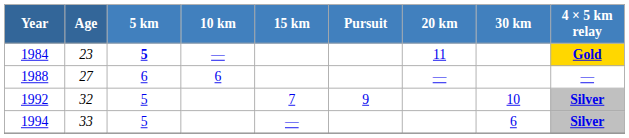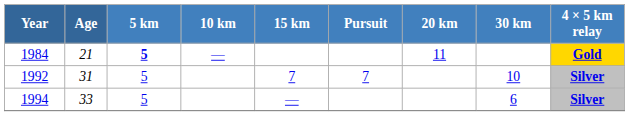(86, 54) 23 -> (86, 54) 21
- row: (35, 77)
(86, 99) 32 -> (86, 77) 31
(366, 99) 9 -> (366, 77) 7
